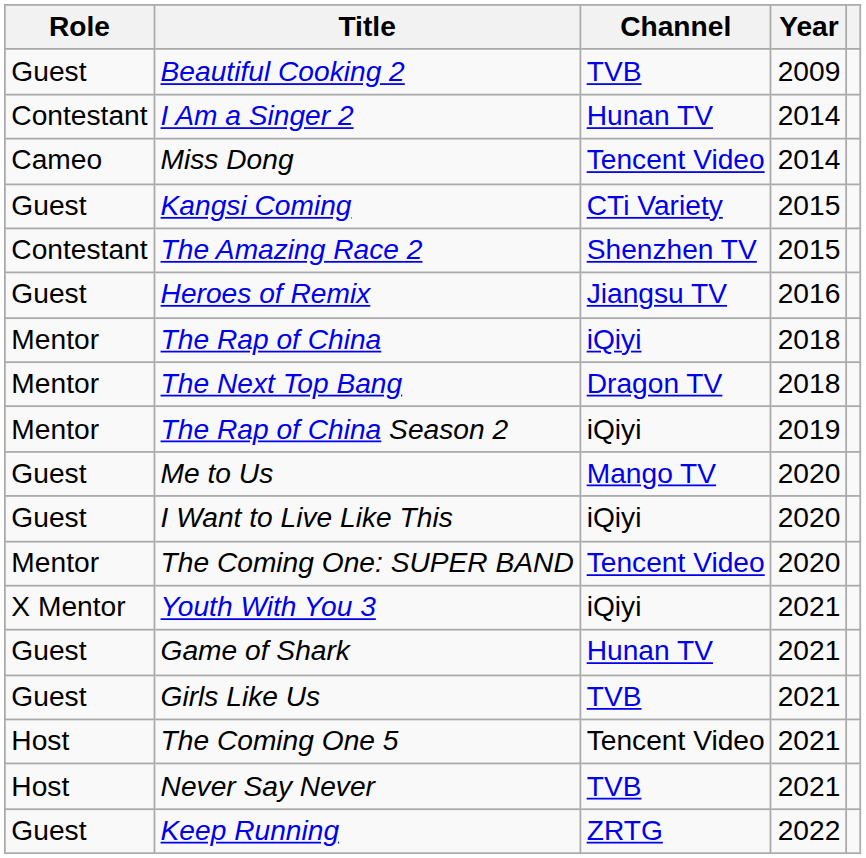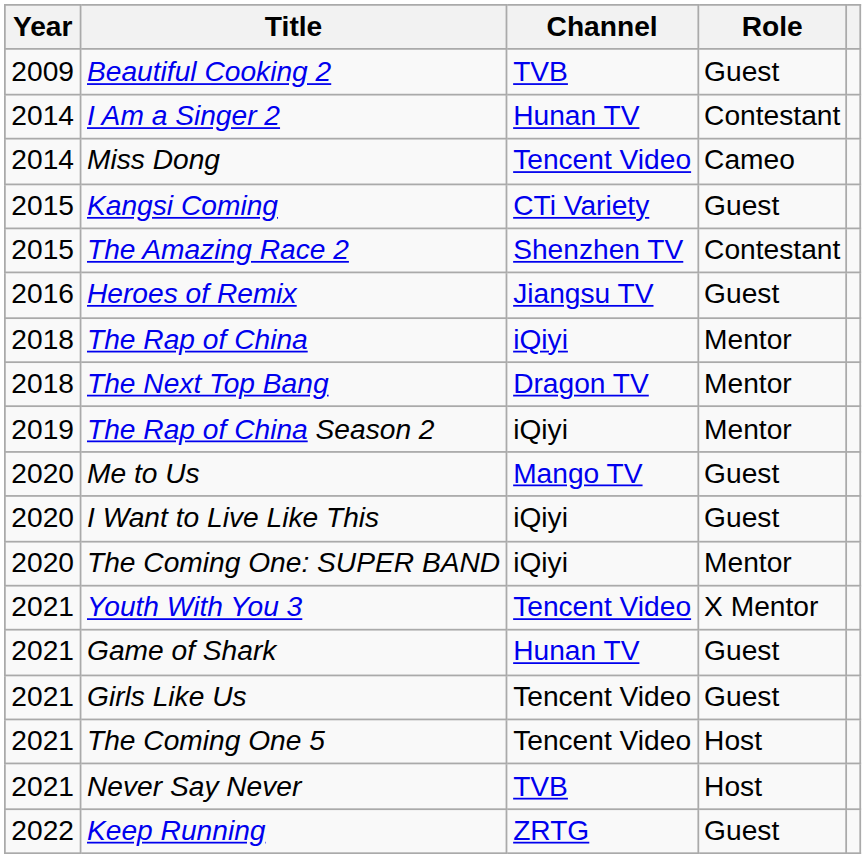columns swapped: (809, 26) <-> (79, 26)
(676, 562) Tencent Video -> (541, 562) iQiyi
(614, 607) iQiyi -> (602, 607) Tencent Video
(614, 696) TVB -> (602, 696) Tencent Video
